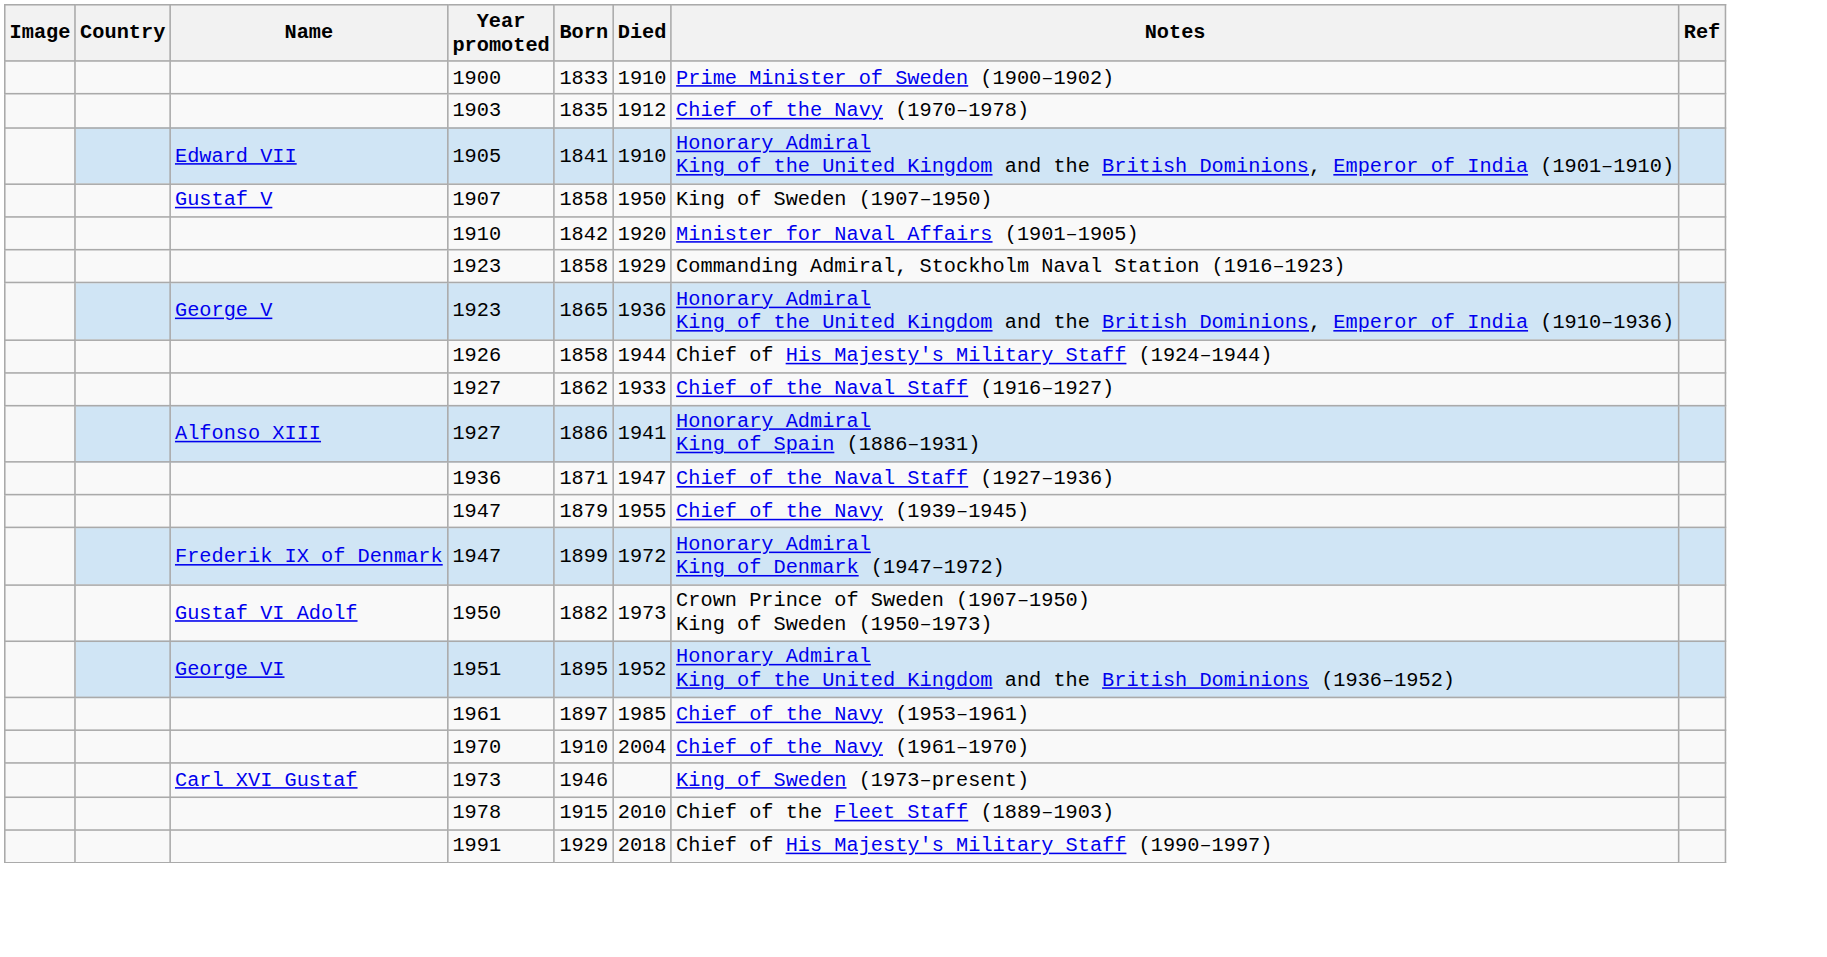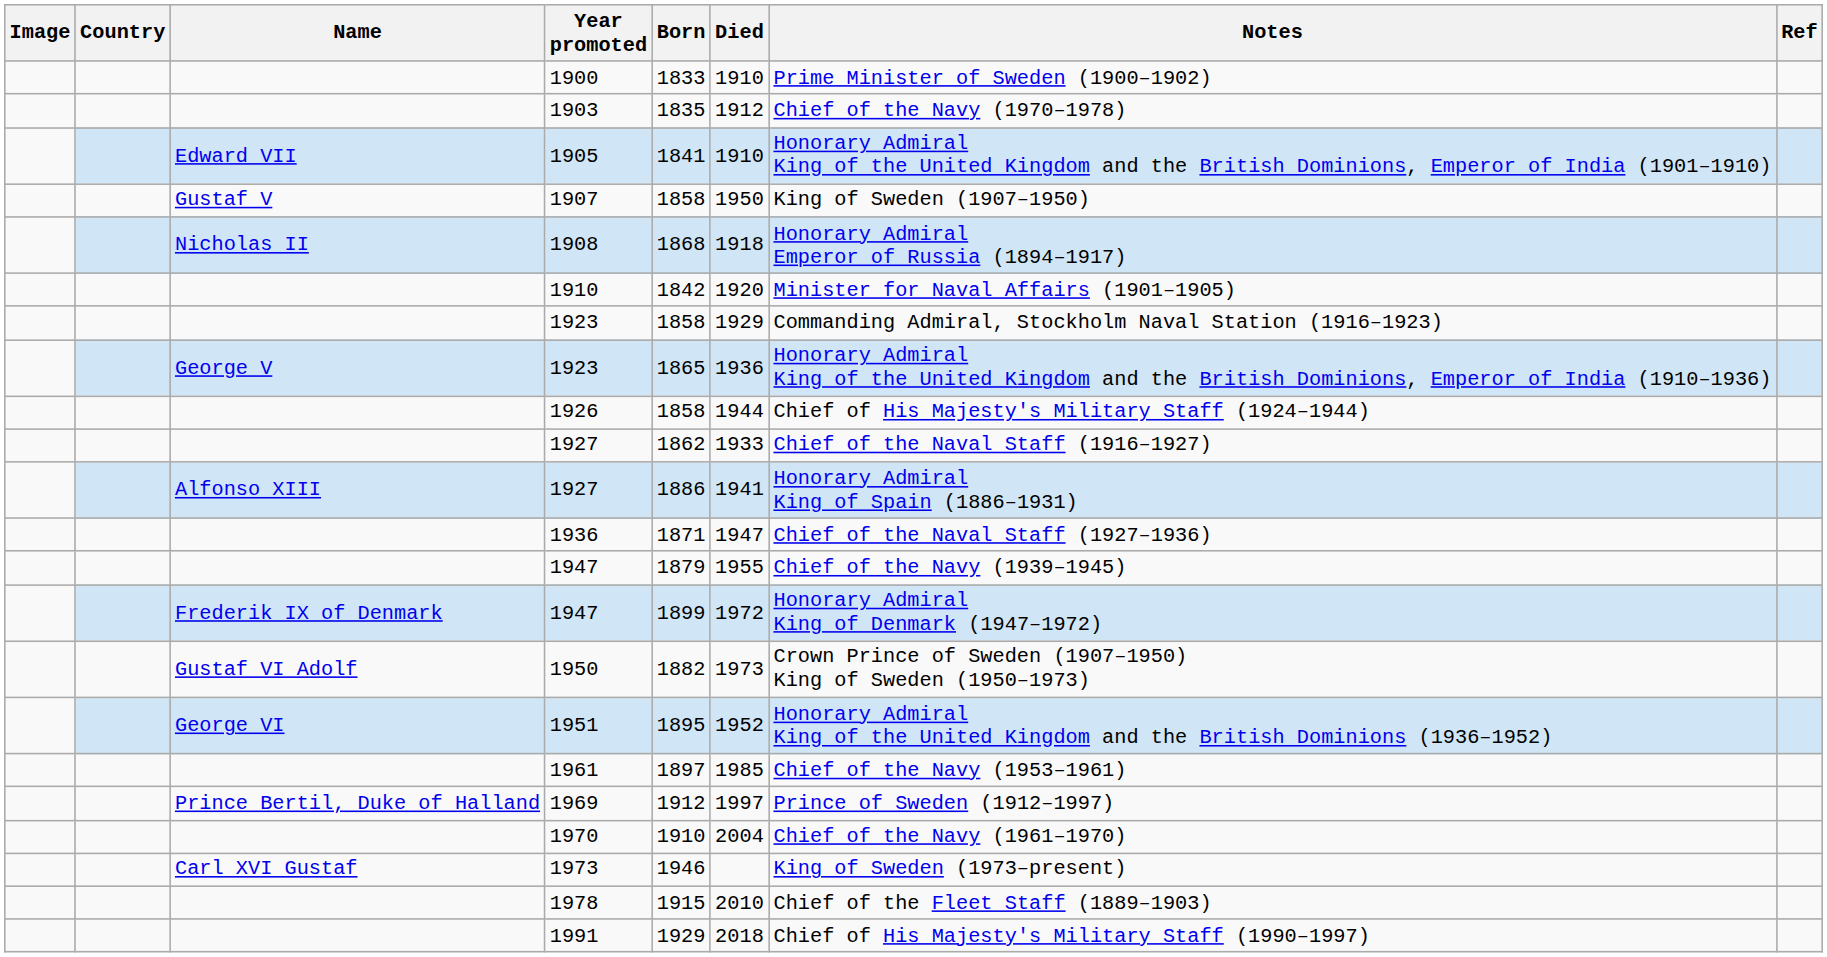+ row: (242, 245)
+ row: (358, 803)
